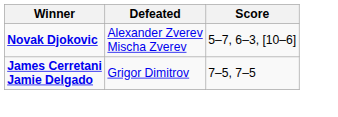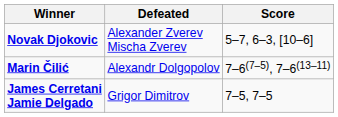+ row: (38, 68)
